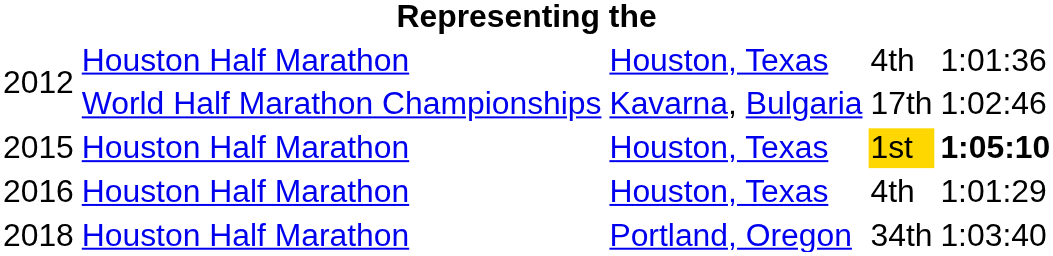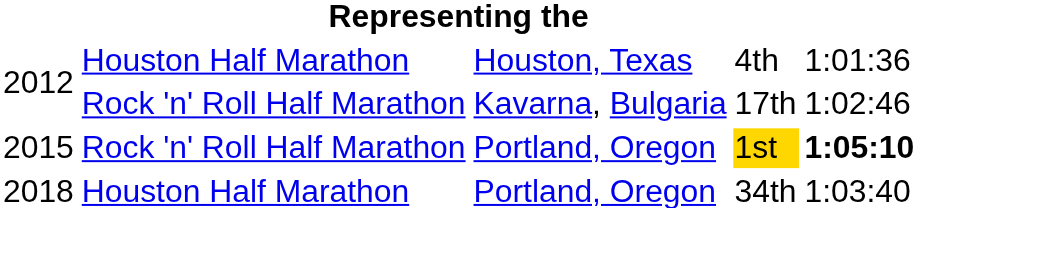(342, 103) World Half Marathon Championships -> (274, 103) Rock 'n' Roll Half Marathon
(245, 147) Houston Half Marathon -> (274, 147) Rock 'n' Roll Half Marathon
(719, 147) Houston, Texas -> (595, 147) Portland, Oregon
- row: (38, 191)
